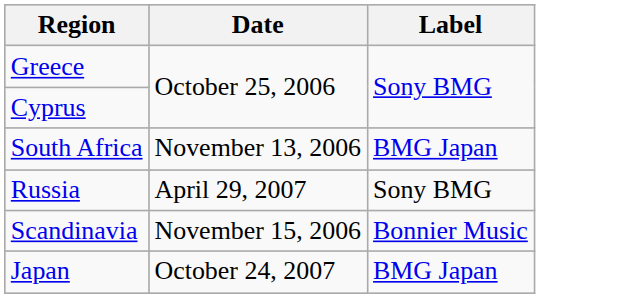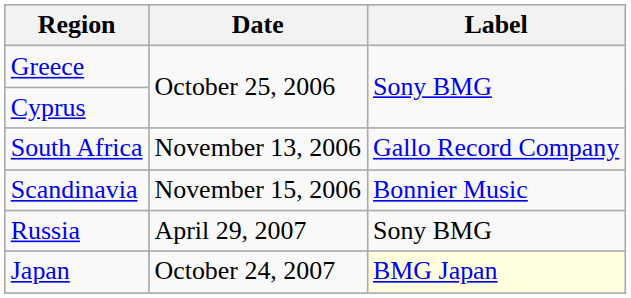(435, 148) BMG Japan -> (496, 148) Gallo Record Company
rows swapped: (74, 230) <-> (45, 189)
(435, 271) no background -> (435, 271) lightyellow background
